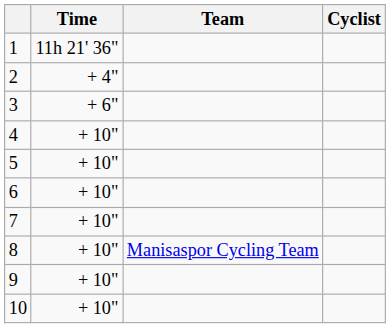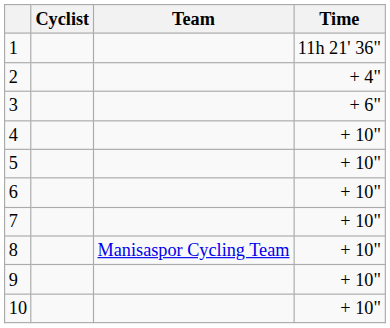columns swapped: (354, 18) <-> (77, 18)
